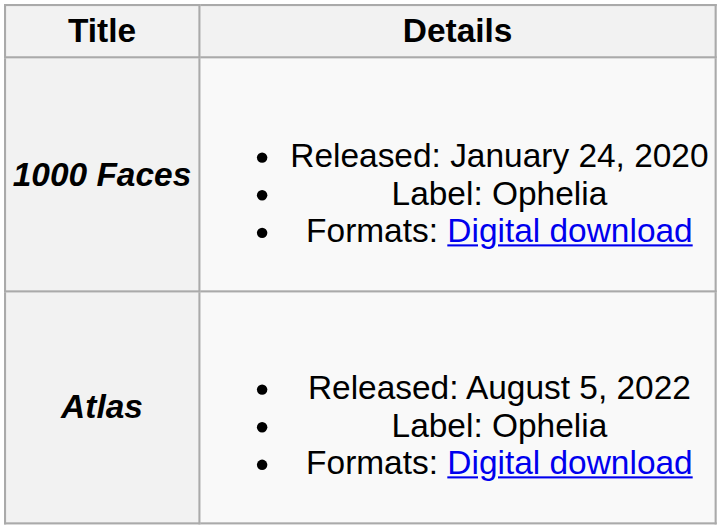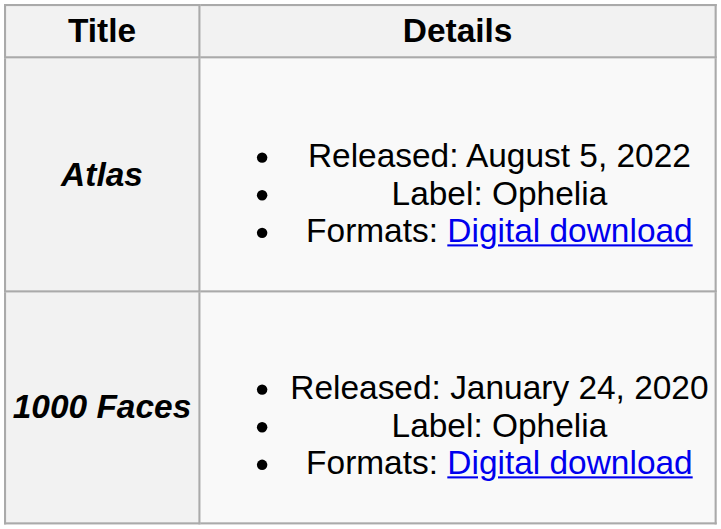rows swapped: (102, 173) <-> (102, 406)
